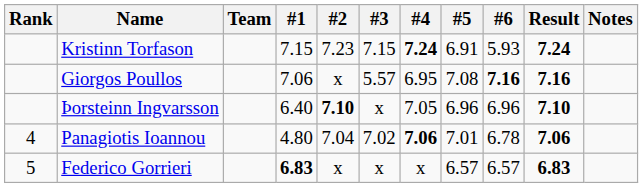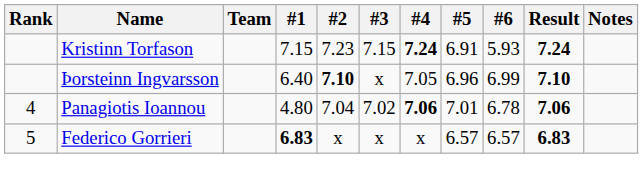- row: (122, 78)
(503, 108) 6.96 -> (503, 78) 6.99
